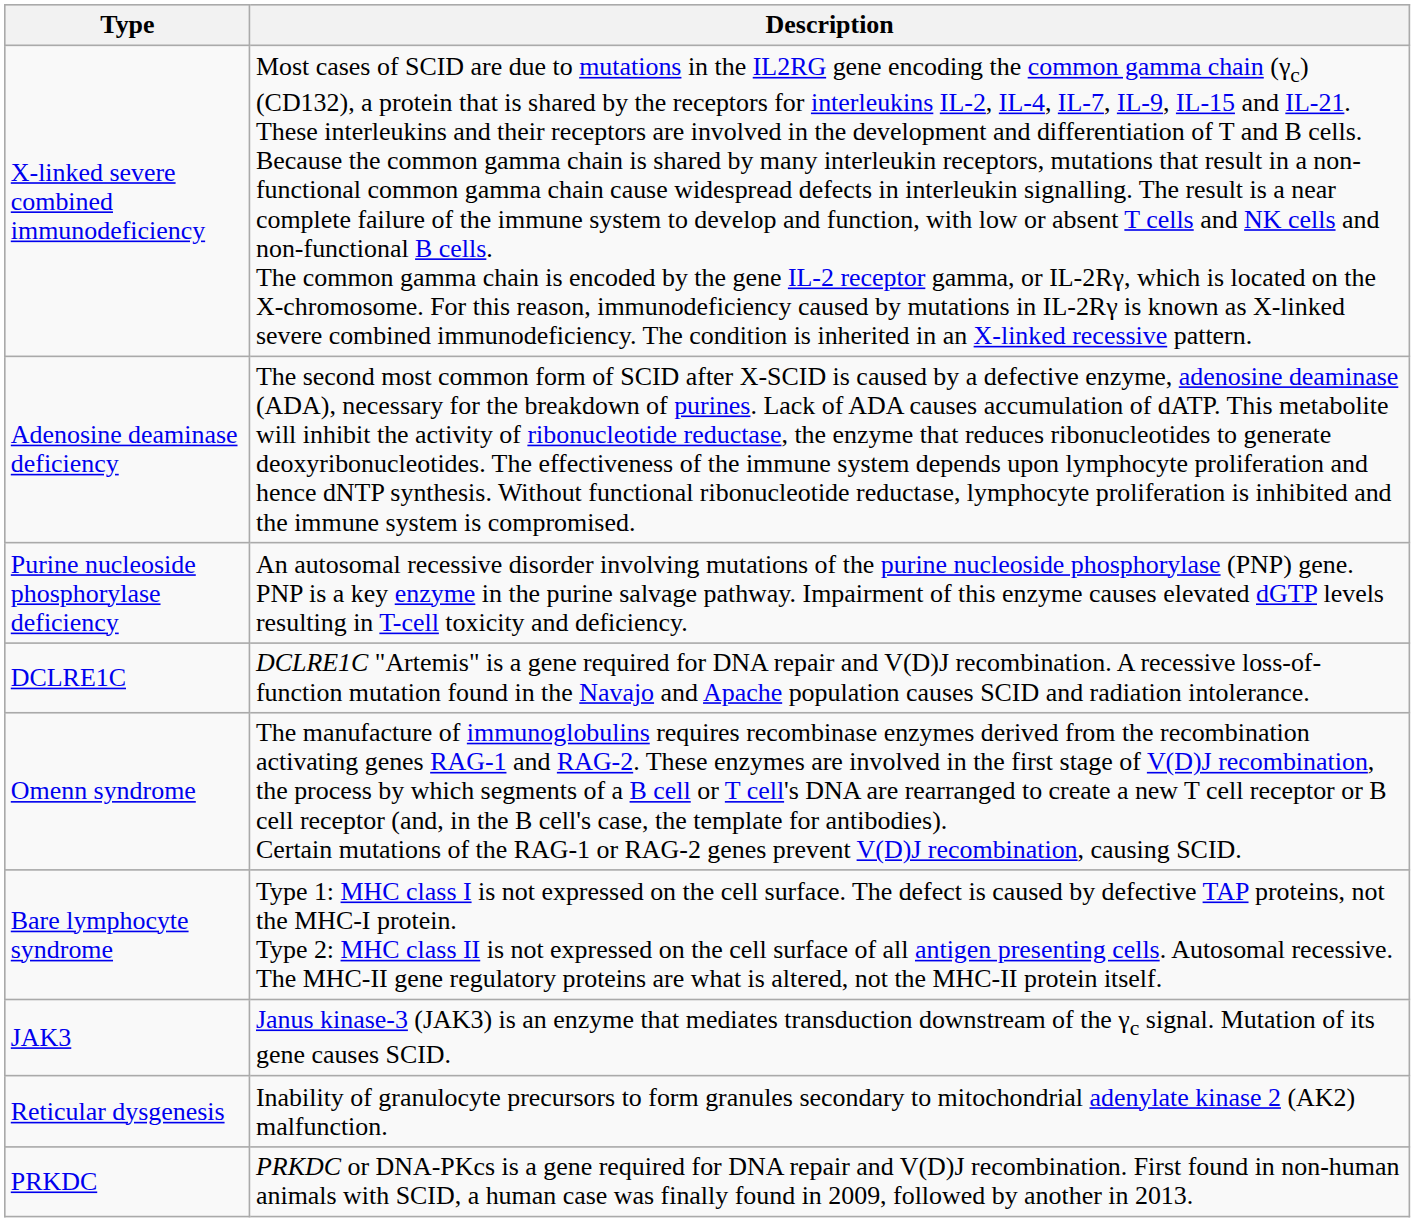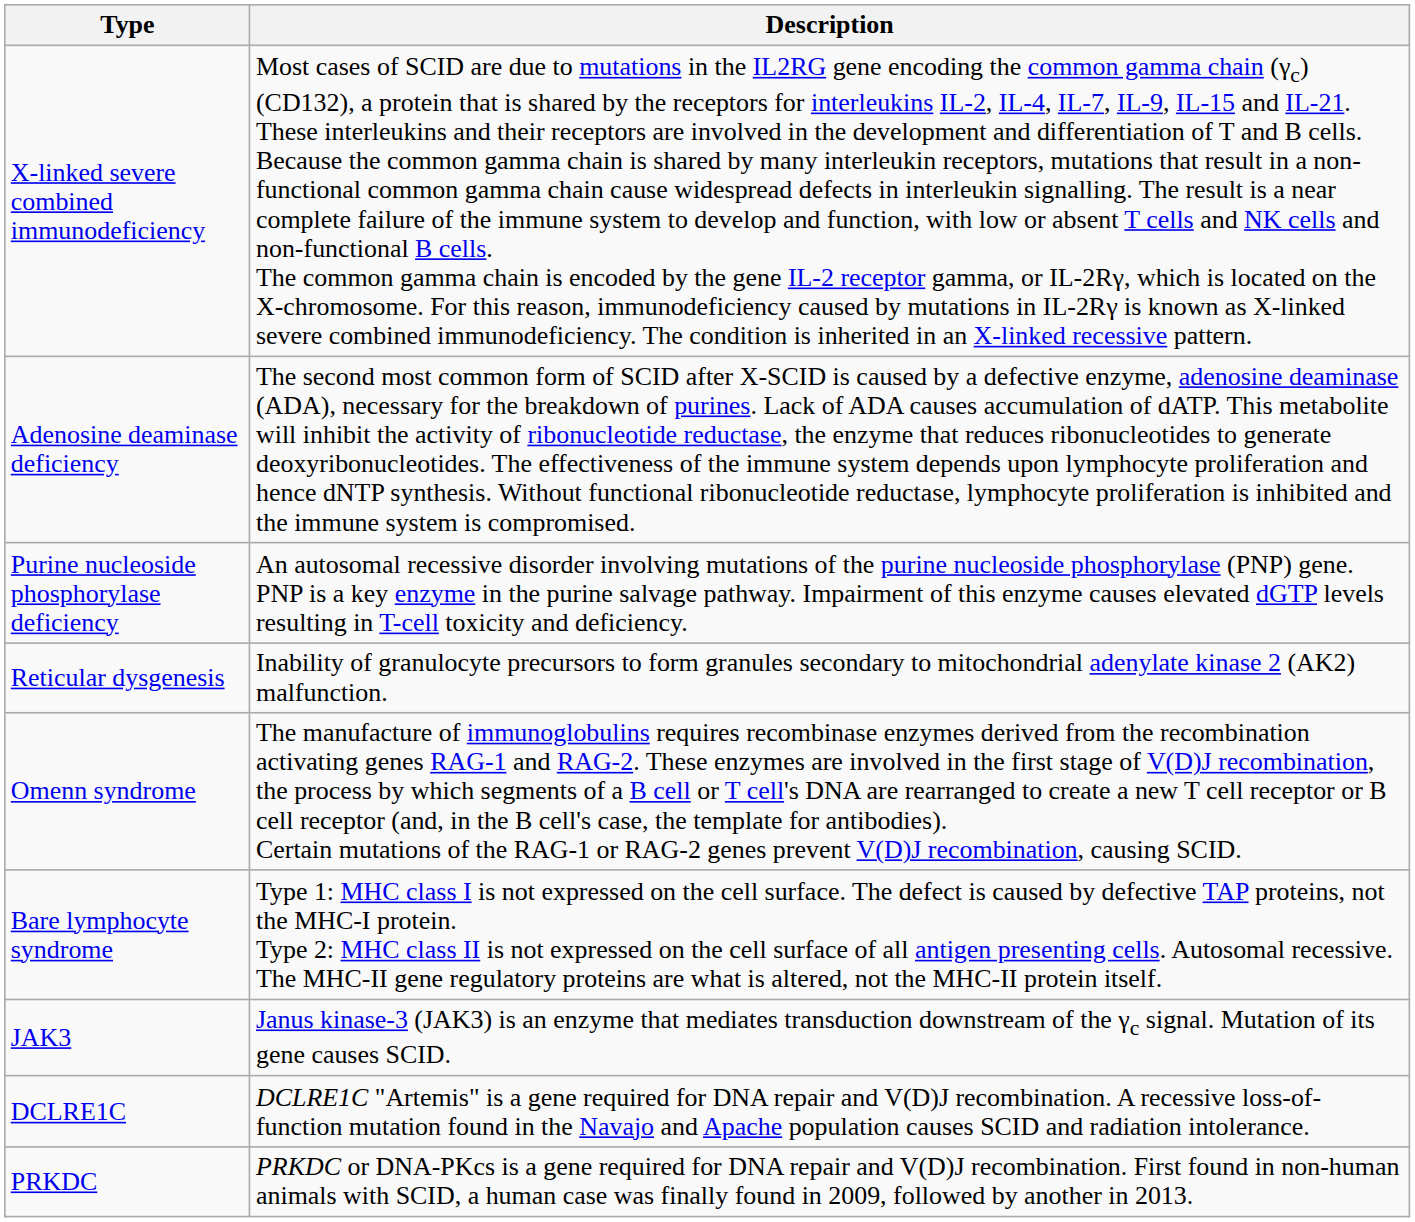rows swapped: (118, 1111) <-> (68, 677)
